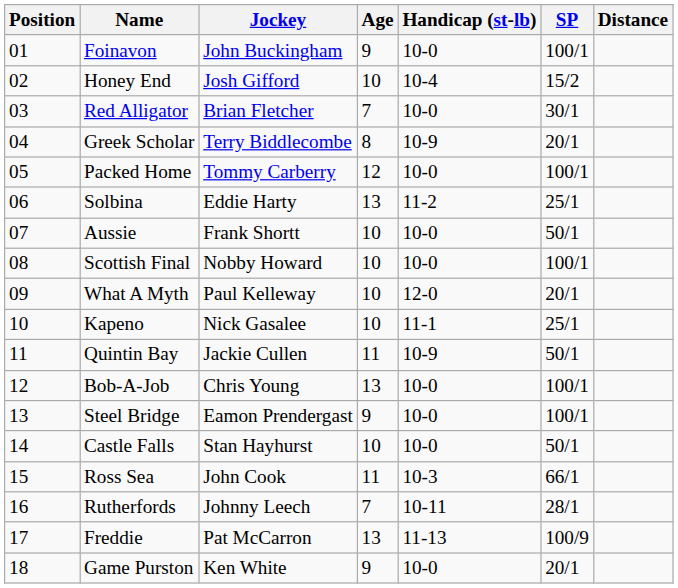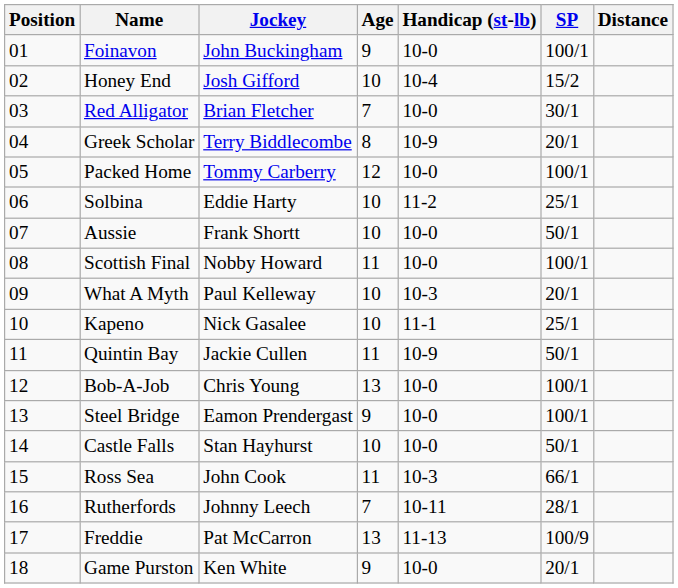(371, 202) 13 -> (371, 202) 10
(371, 263) 10 -> (371, 263) 11
(420, 293) 12-0 -> (420, 293) 10-3
